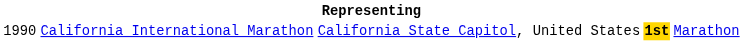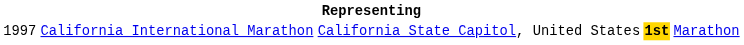(20, 31) 1990 -> (20, 31) 1997
